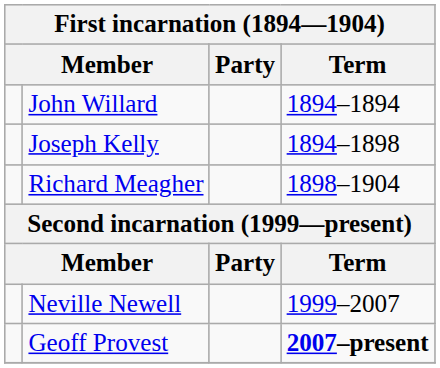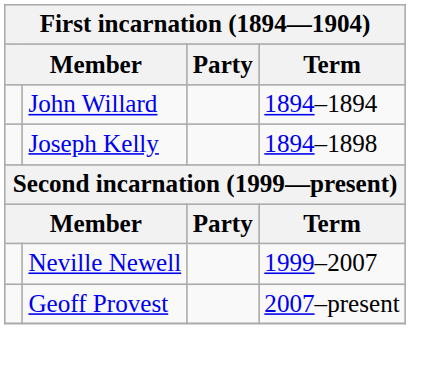- row: (116, 183)
(358, 343) bold -> (332, 303) normal
